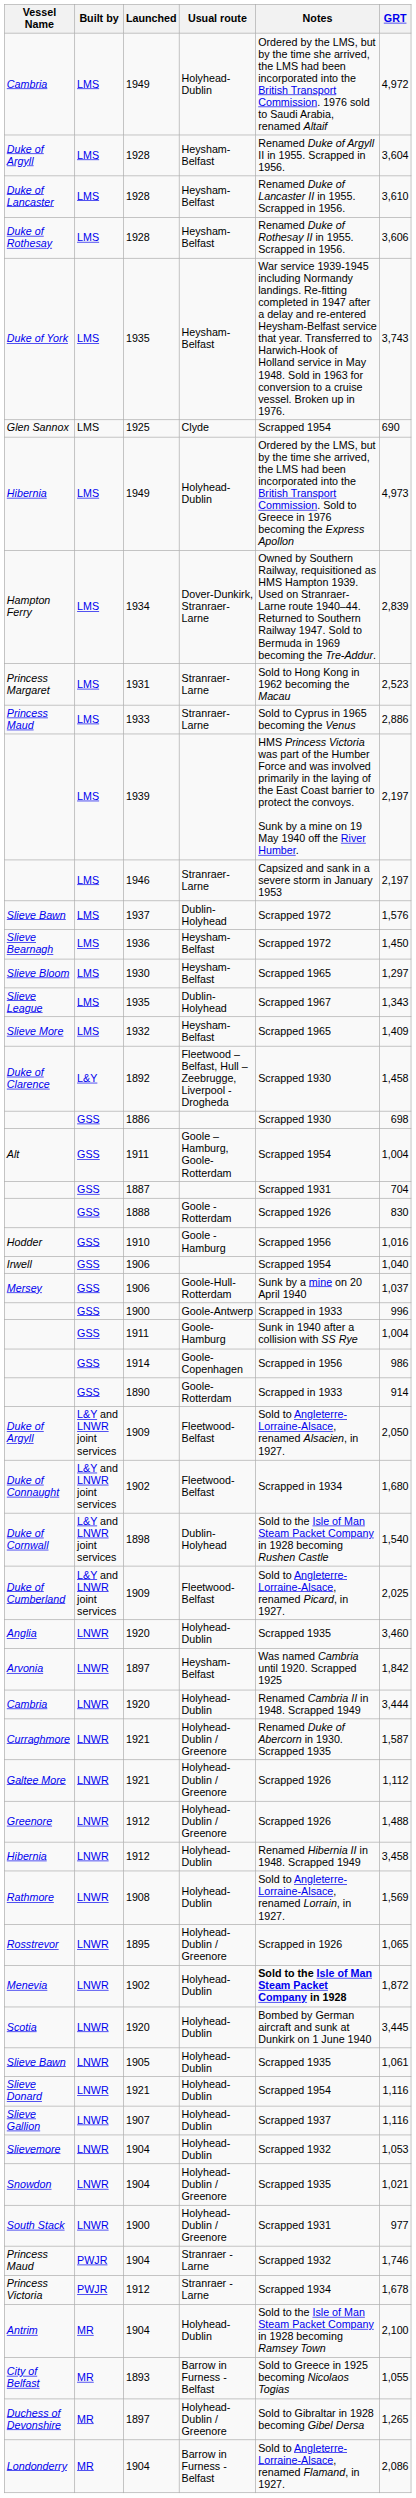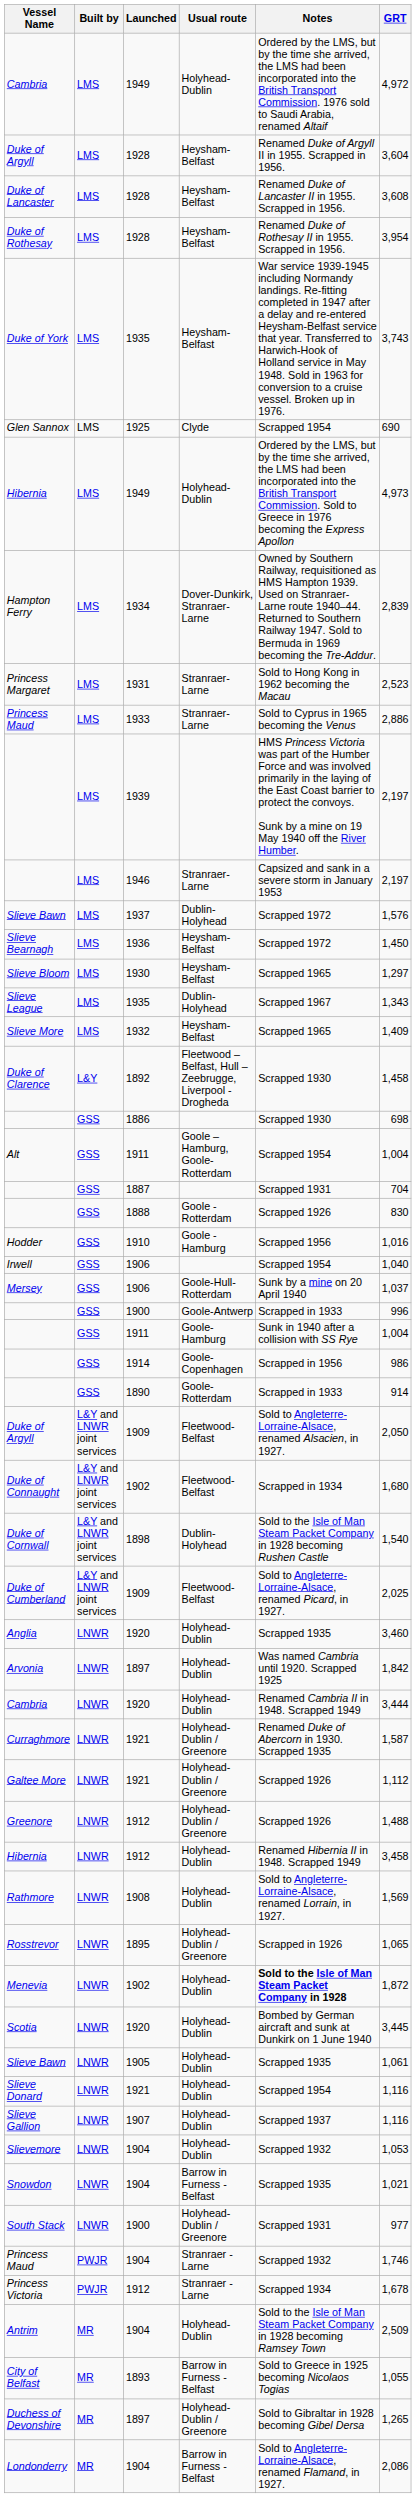(395, 196) 3,610 -> (395, 196) 3,608
(395, 237) 3,606 -> (395, 237) 3,954
(206, 1669) Heysham-Belfast -> (206, 1669) Holyhead-Dublin
(206, 2184) Holyhead-Dublin / Greenore -> (204, 2184) Barrow in Furness - Belfast
(395, 2331) 2,100 -> (395, 2331) 2,509
